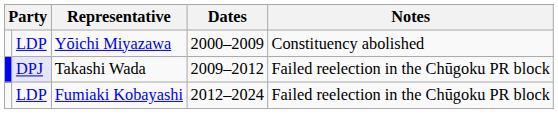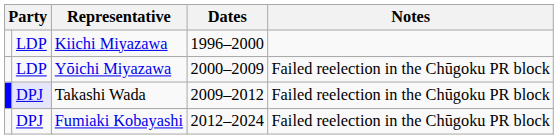+ row: (111, 43)
(348, 43) Constituency abolished -> (411, 69) Failed reelection in the Chūgoku PR block
(31, 95) LDP -> (30, 120) DPJ
